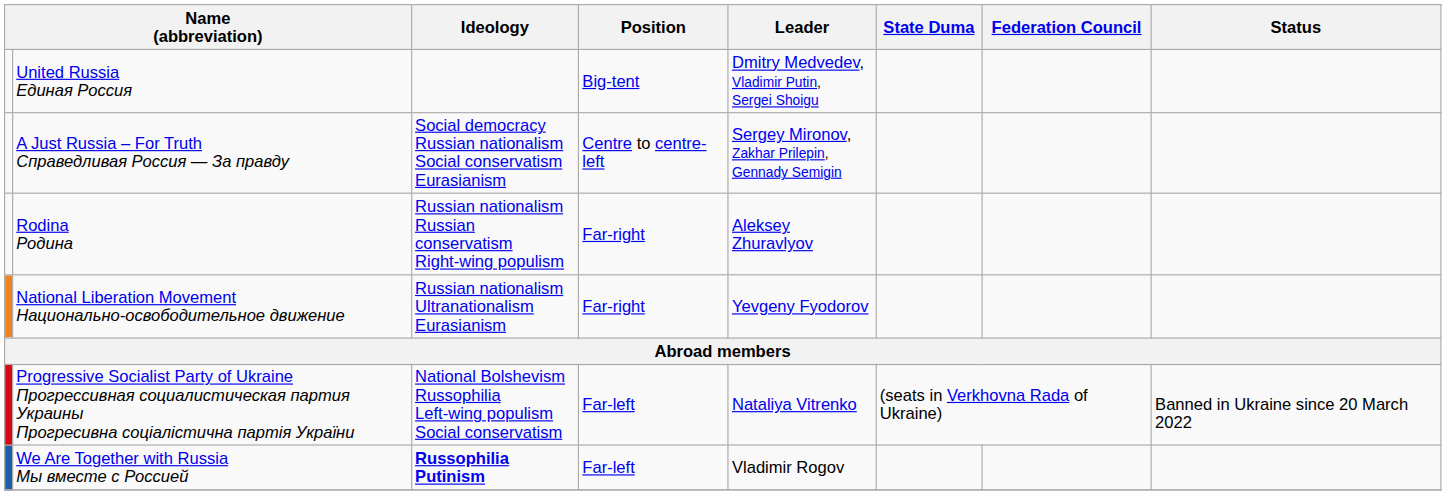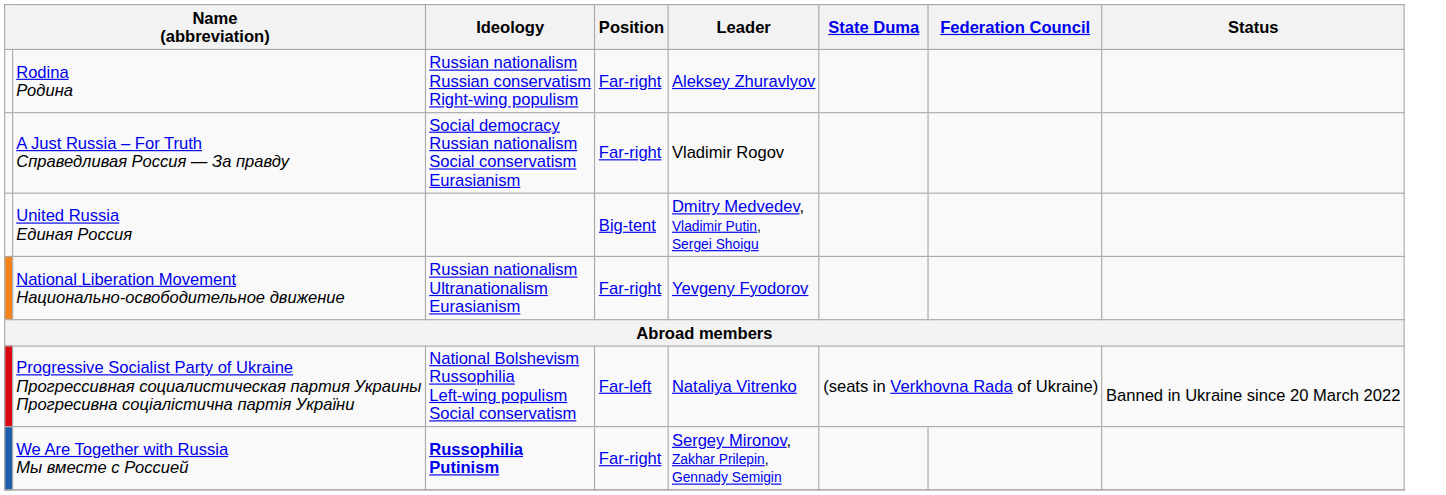rows swapped: (74, 81) <-> (45, 235)
(644, 153) Centre to centre-left -> (630, 153) Far-right
(792, 153) Sergey Mironov, Zakhar Prilepin, Gennady Semigin -> (728, 153) Vladimir Rogov
(609, 468) Far-left -> (630, 459) Far-right
(788, 468) Vladimir Rogov -> (732, 459) Sergey Mironov, Zakhar Prilepin, Gennady Semigin
